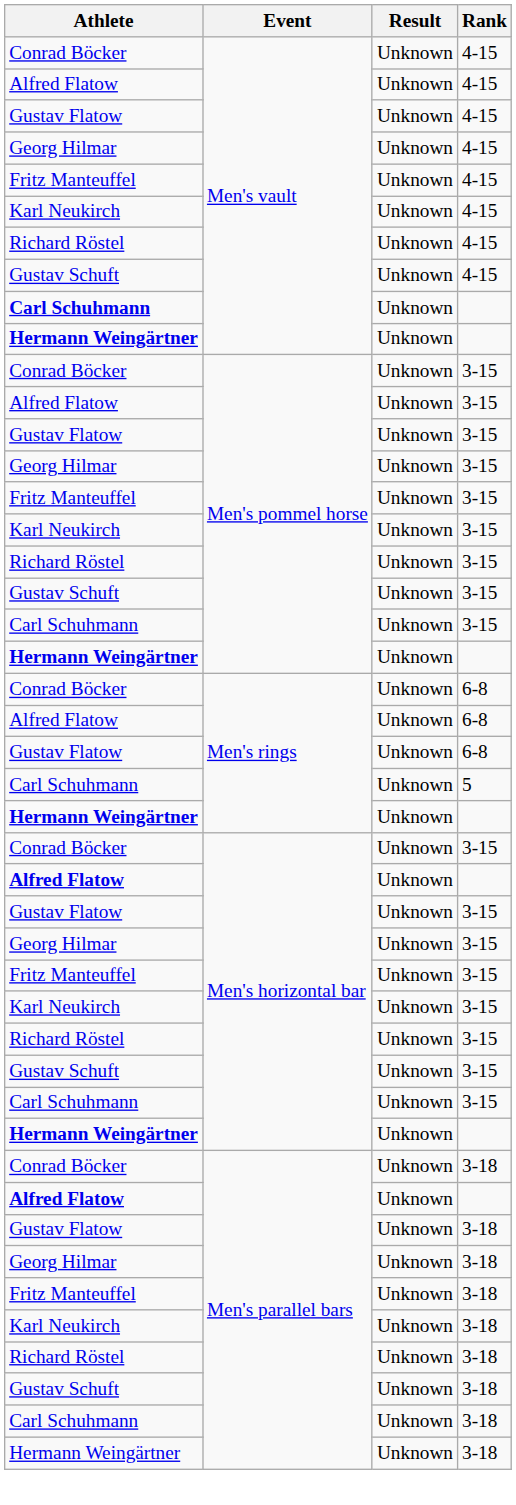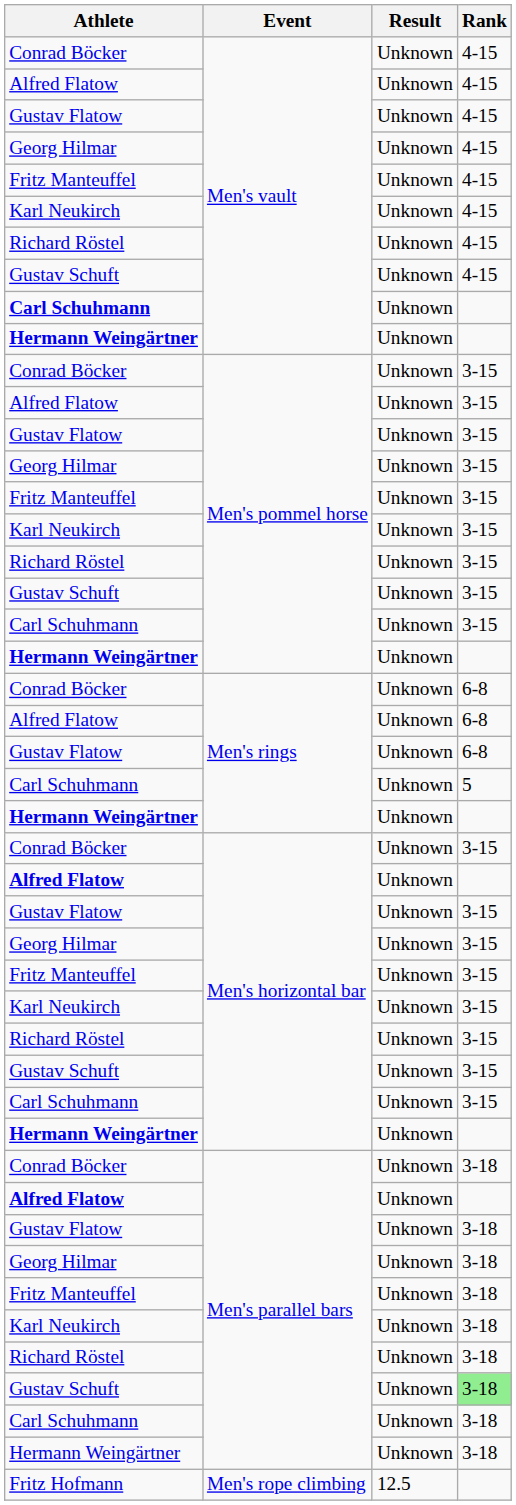(480, 1389) no background -> (480, 1389) lightgreen background
+ row: (66, 1484)
